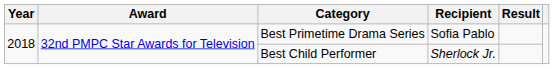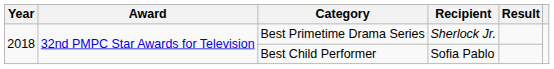(462, 34) Sofia Pablo -> (463, 34) Sherlock Jr.
(463, 53) Sherlock Jr. -> (462, 53) Sofia Pablo
